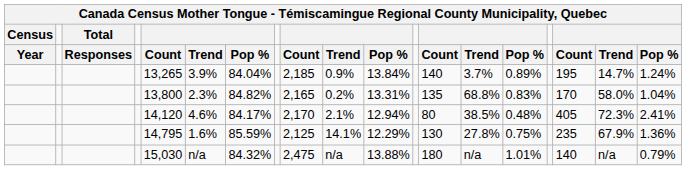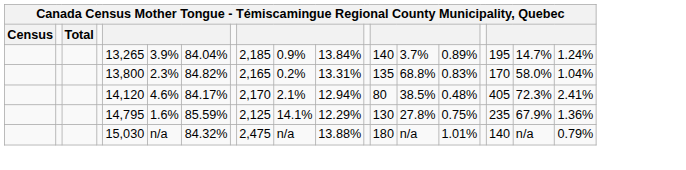- row: (30, 54)
